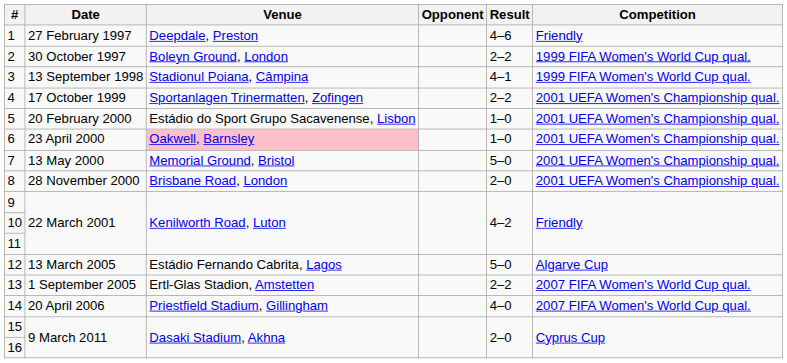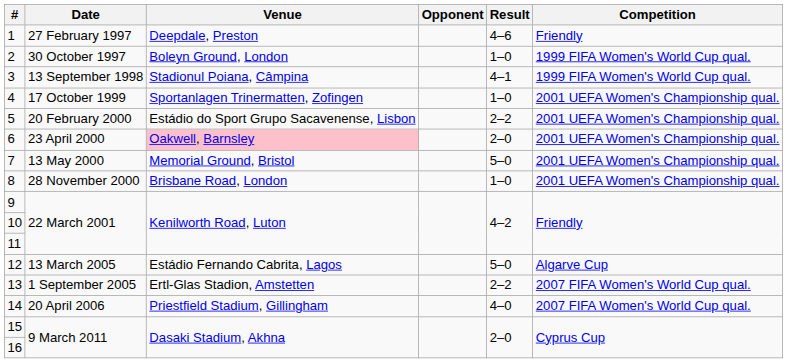(501, 56) 2–2 -> (501, 56) 1–0
(501, 98) 2–2 -> (501, 98) 1–0
(501, 118) 1–0 -> (501, 118) 2–2
(501, 139) 1–0 -> (501, 139) 2–0
(501, 181) 2–0 -> (501, 181) 1–0
